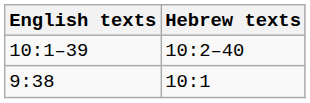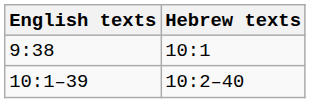rows swapped: (32, 82) <-> (49, 51)
